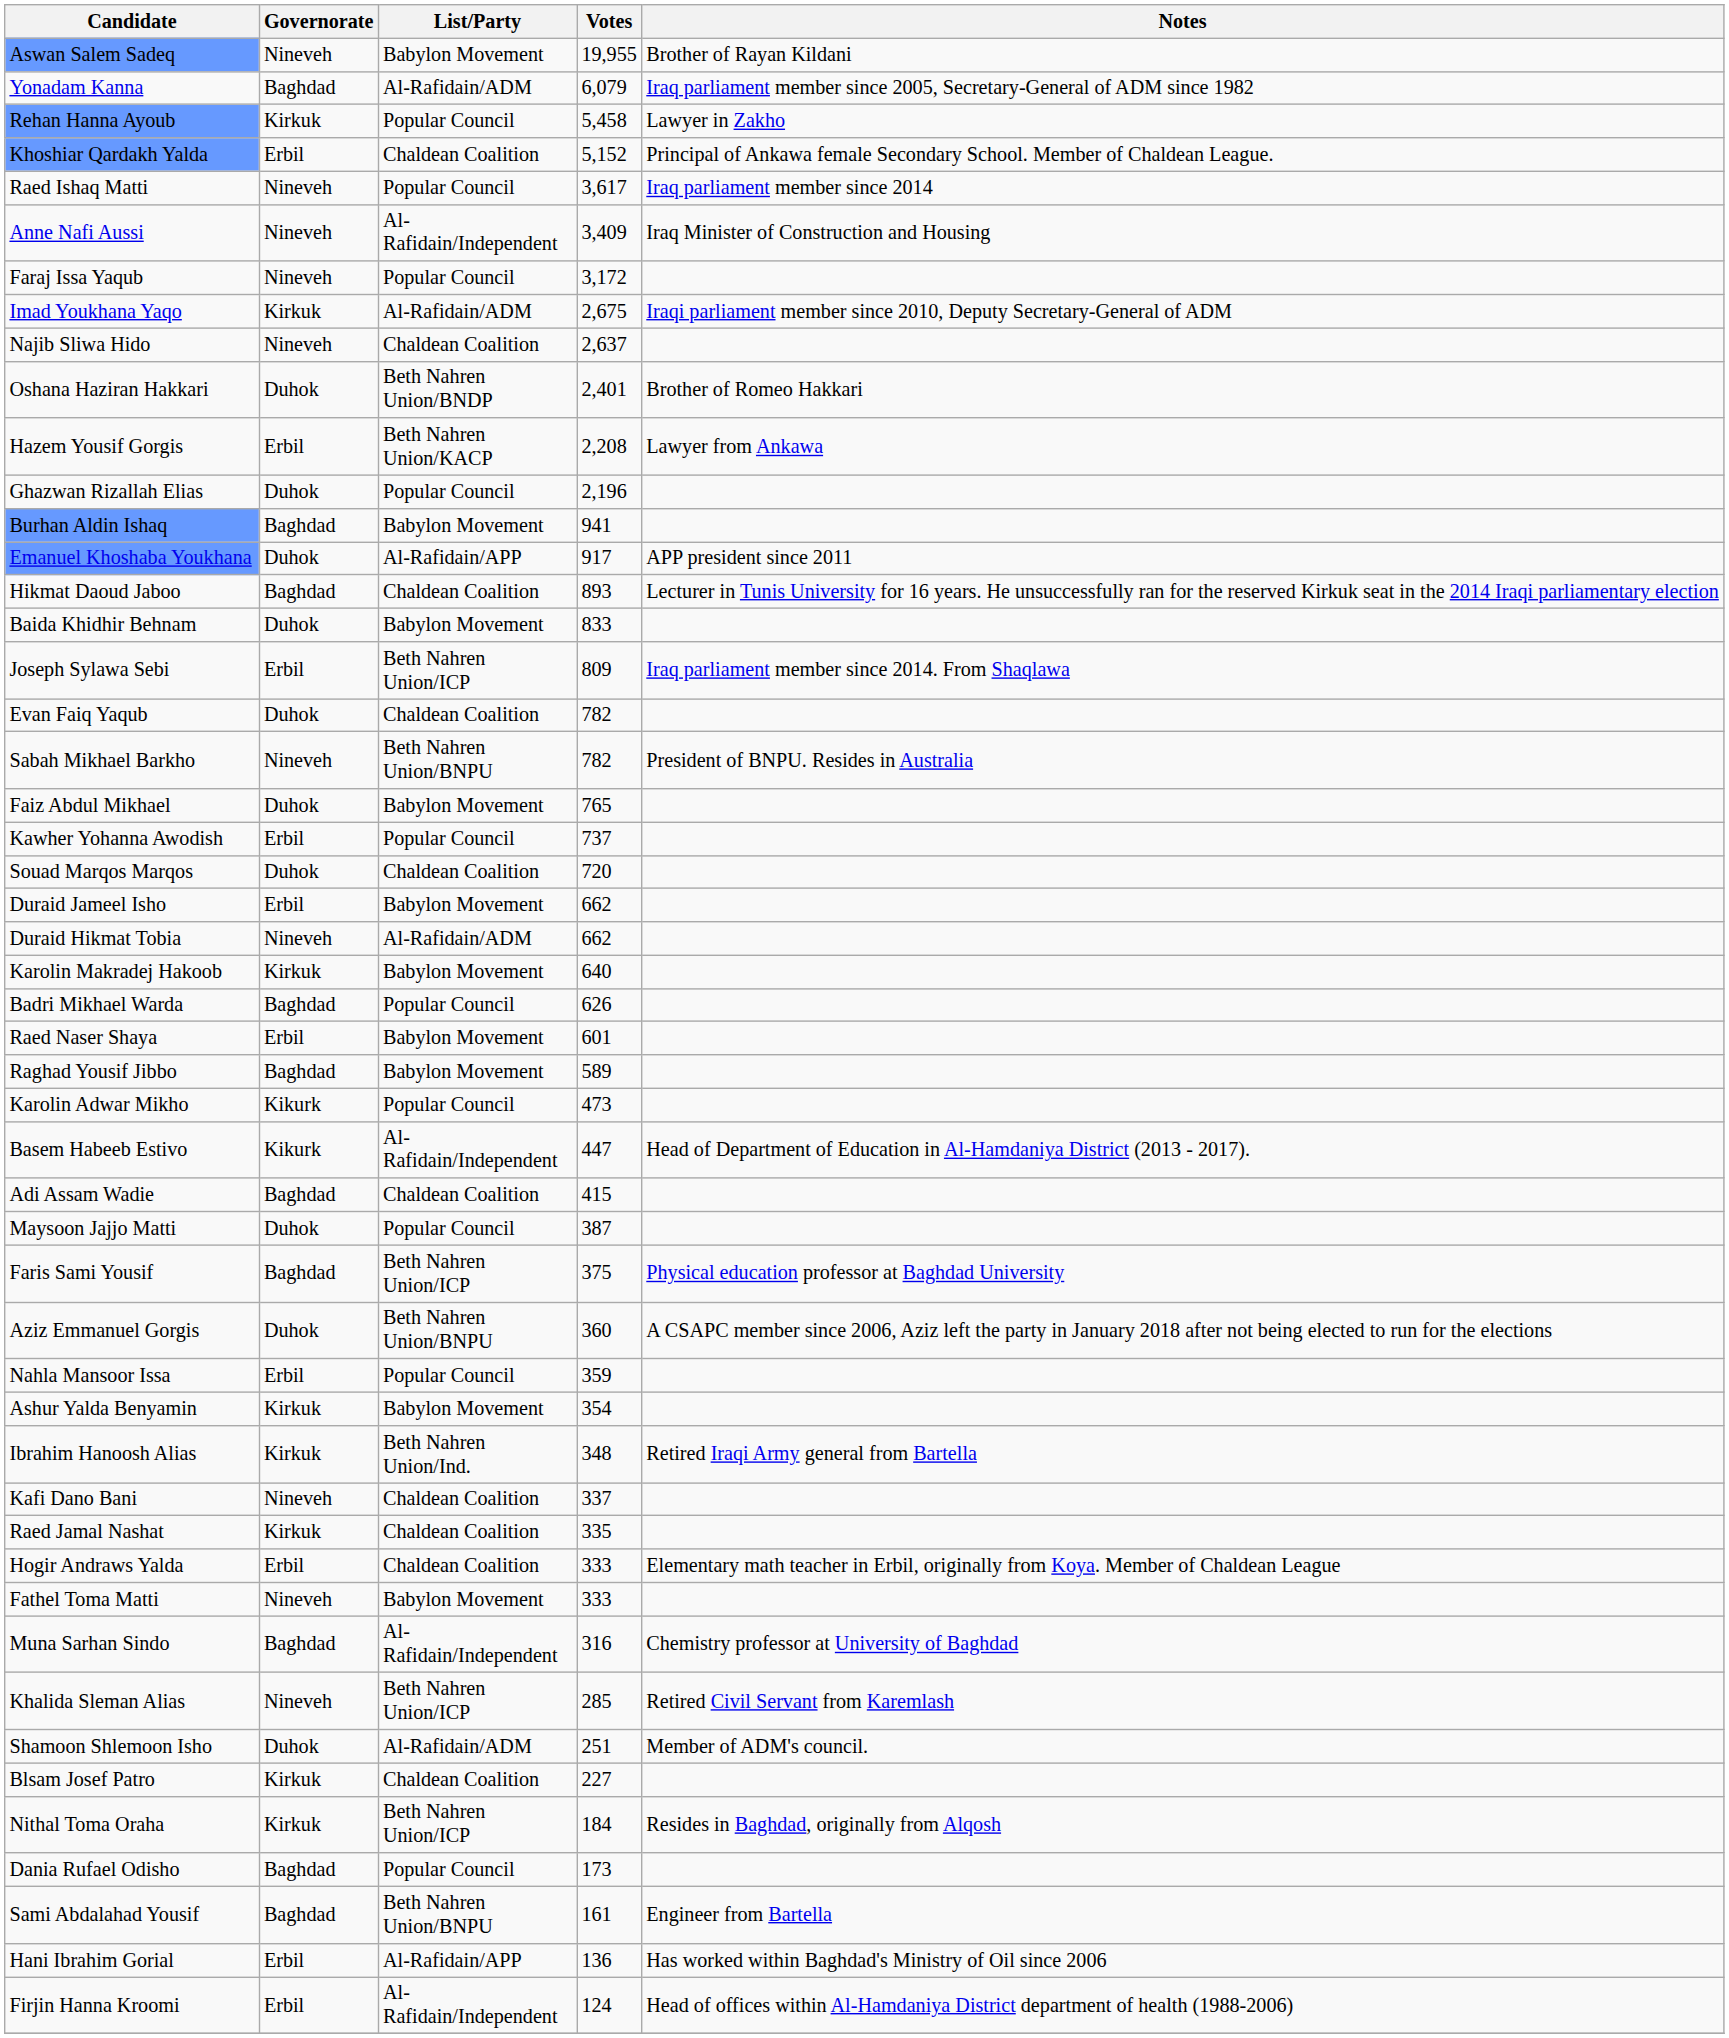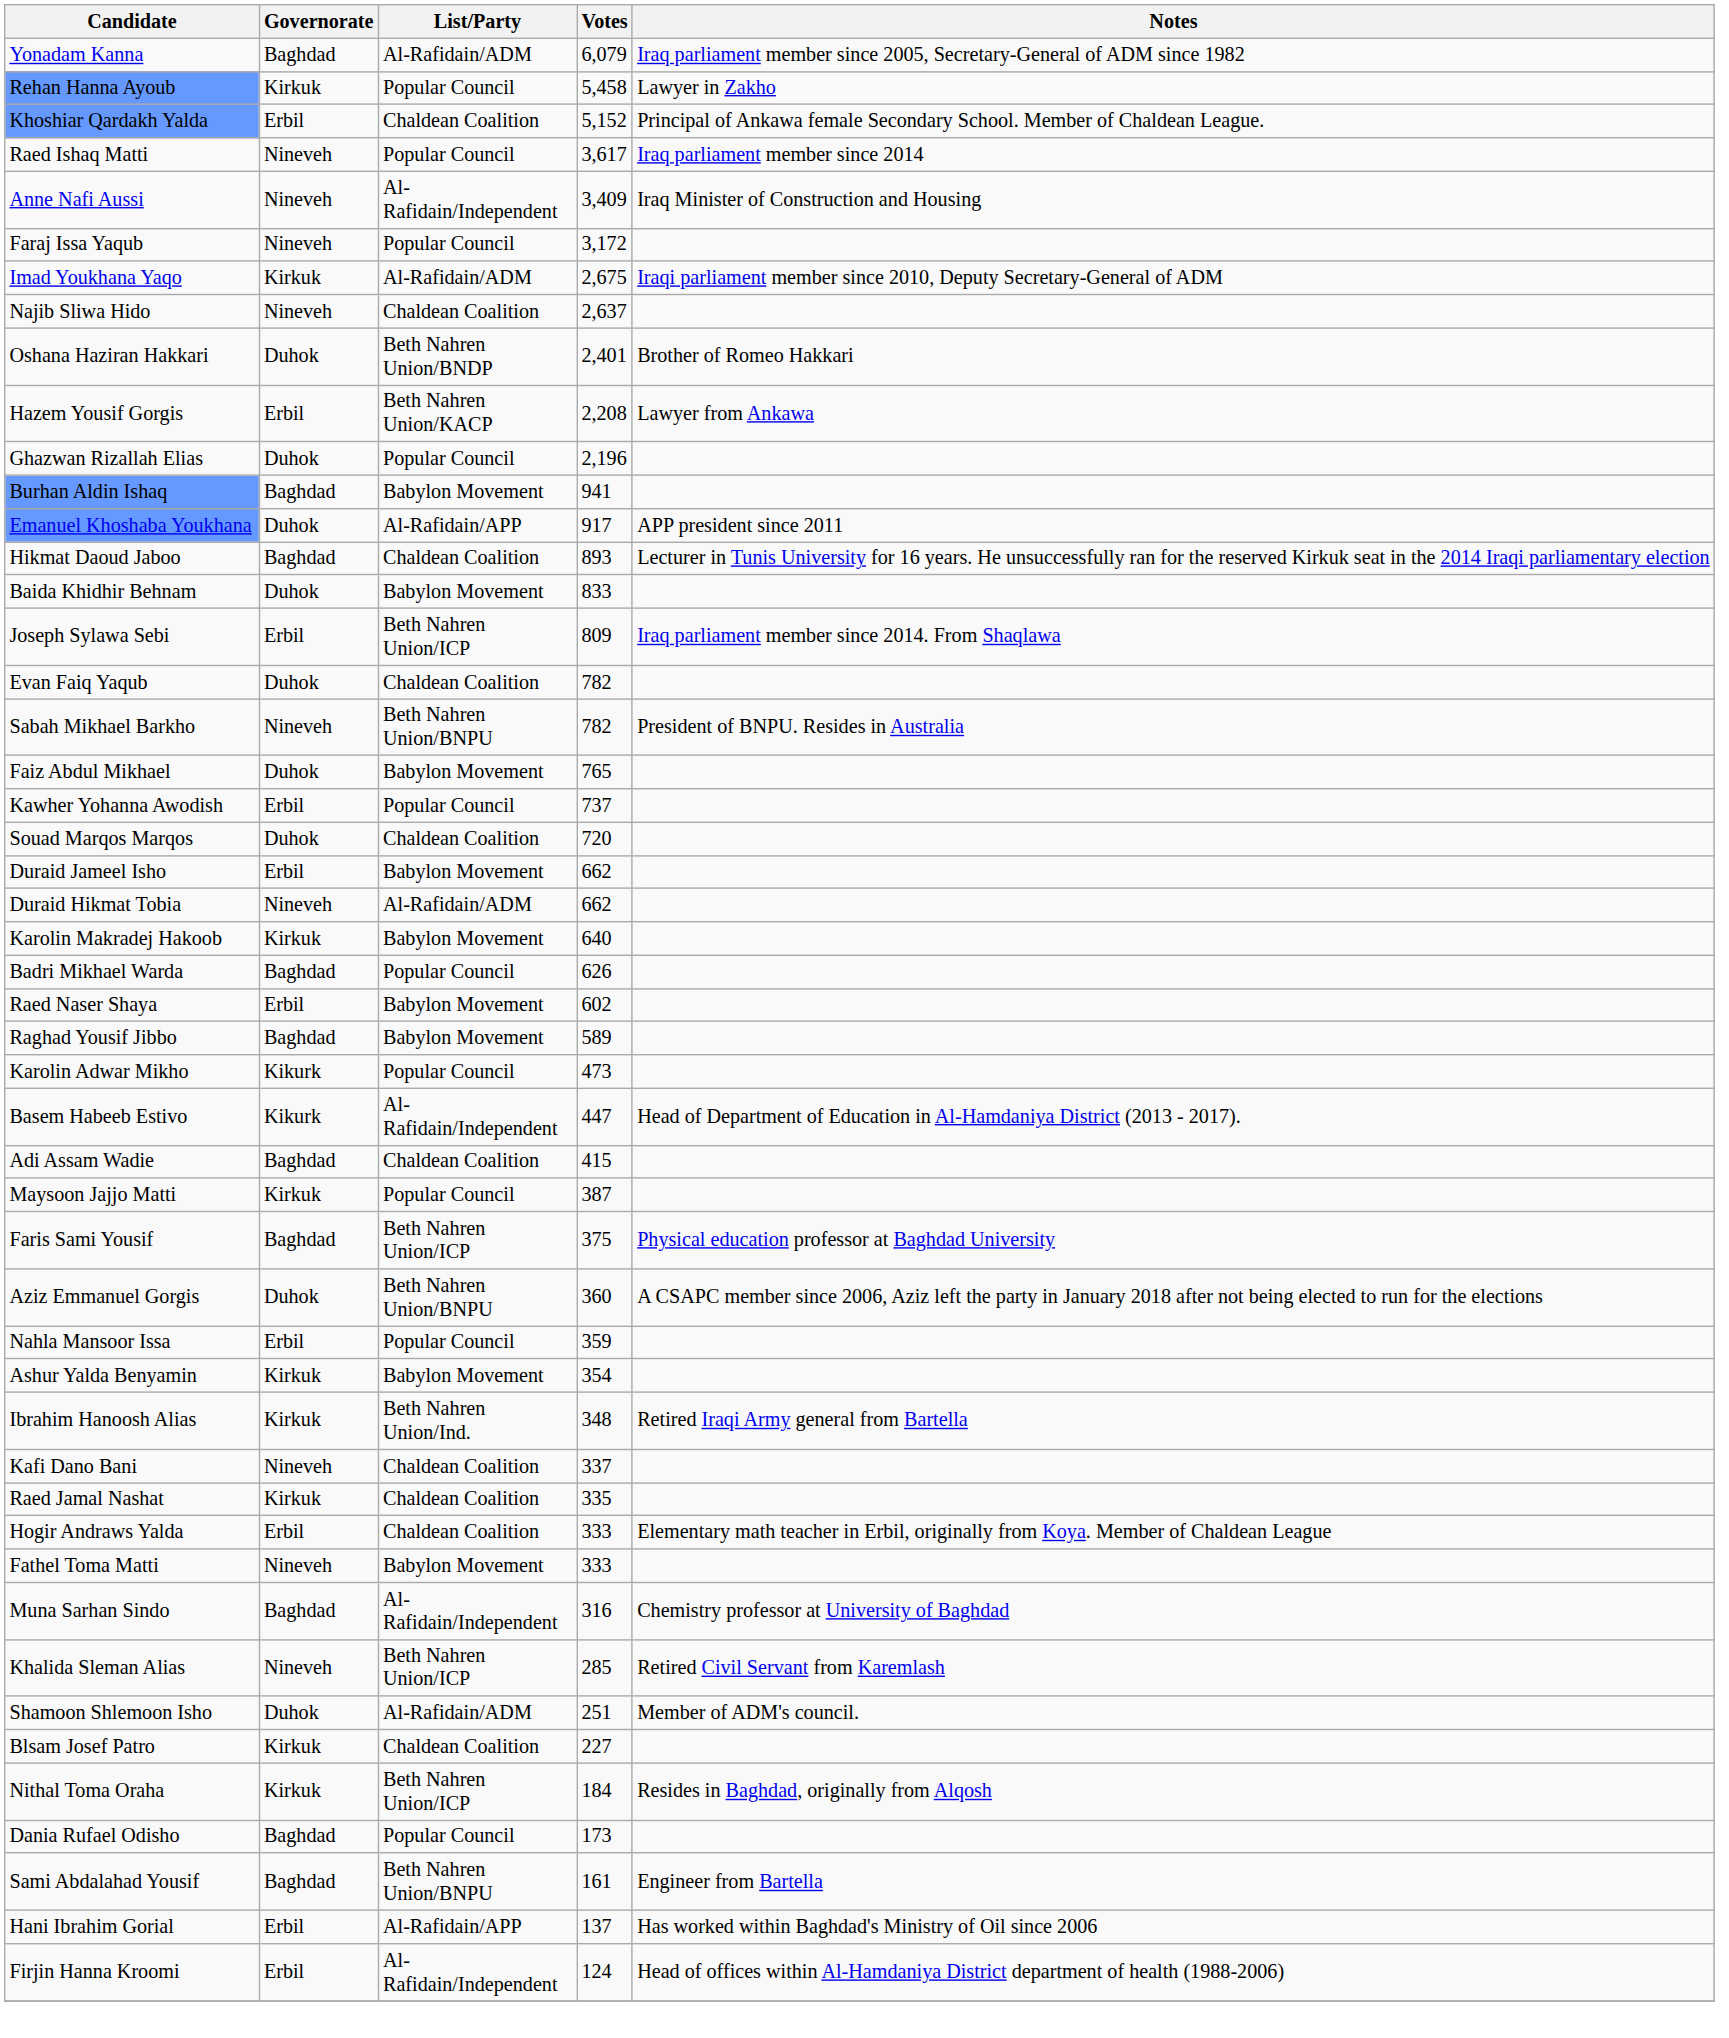- row: (92, 54)
(597, 1038) 601 -> (597, 1005) 602
(291, 1228) Duhok -> (292, 1195) Kirkuk
(597, 1960) 136 -> (597, 1926) 137
